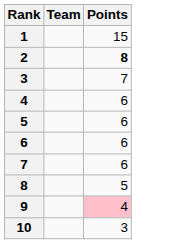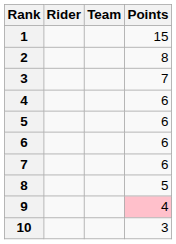+ column: (64, 15)
(124, 57) bold -> (165, 57) normal
